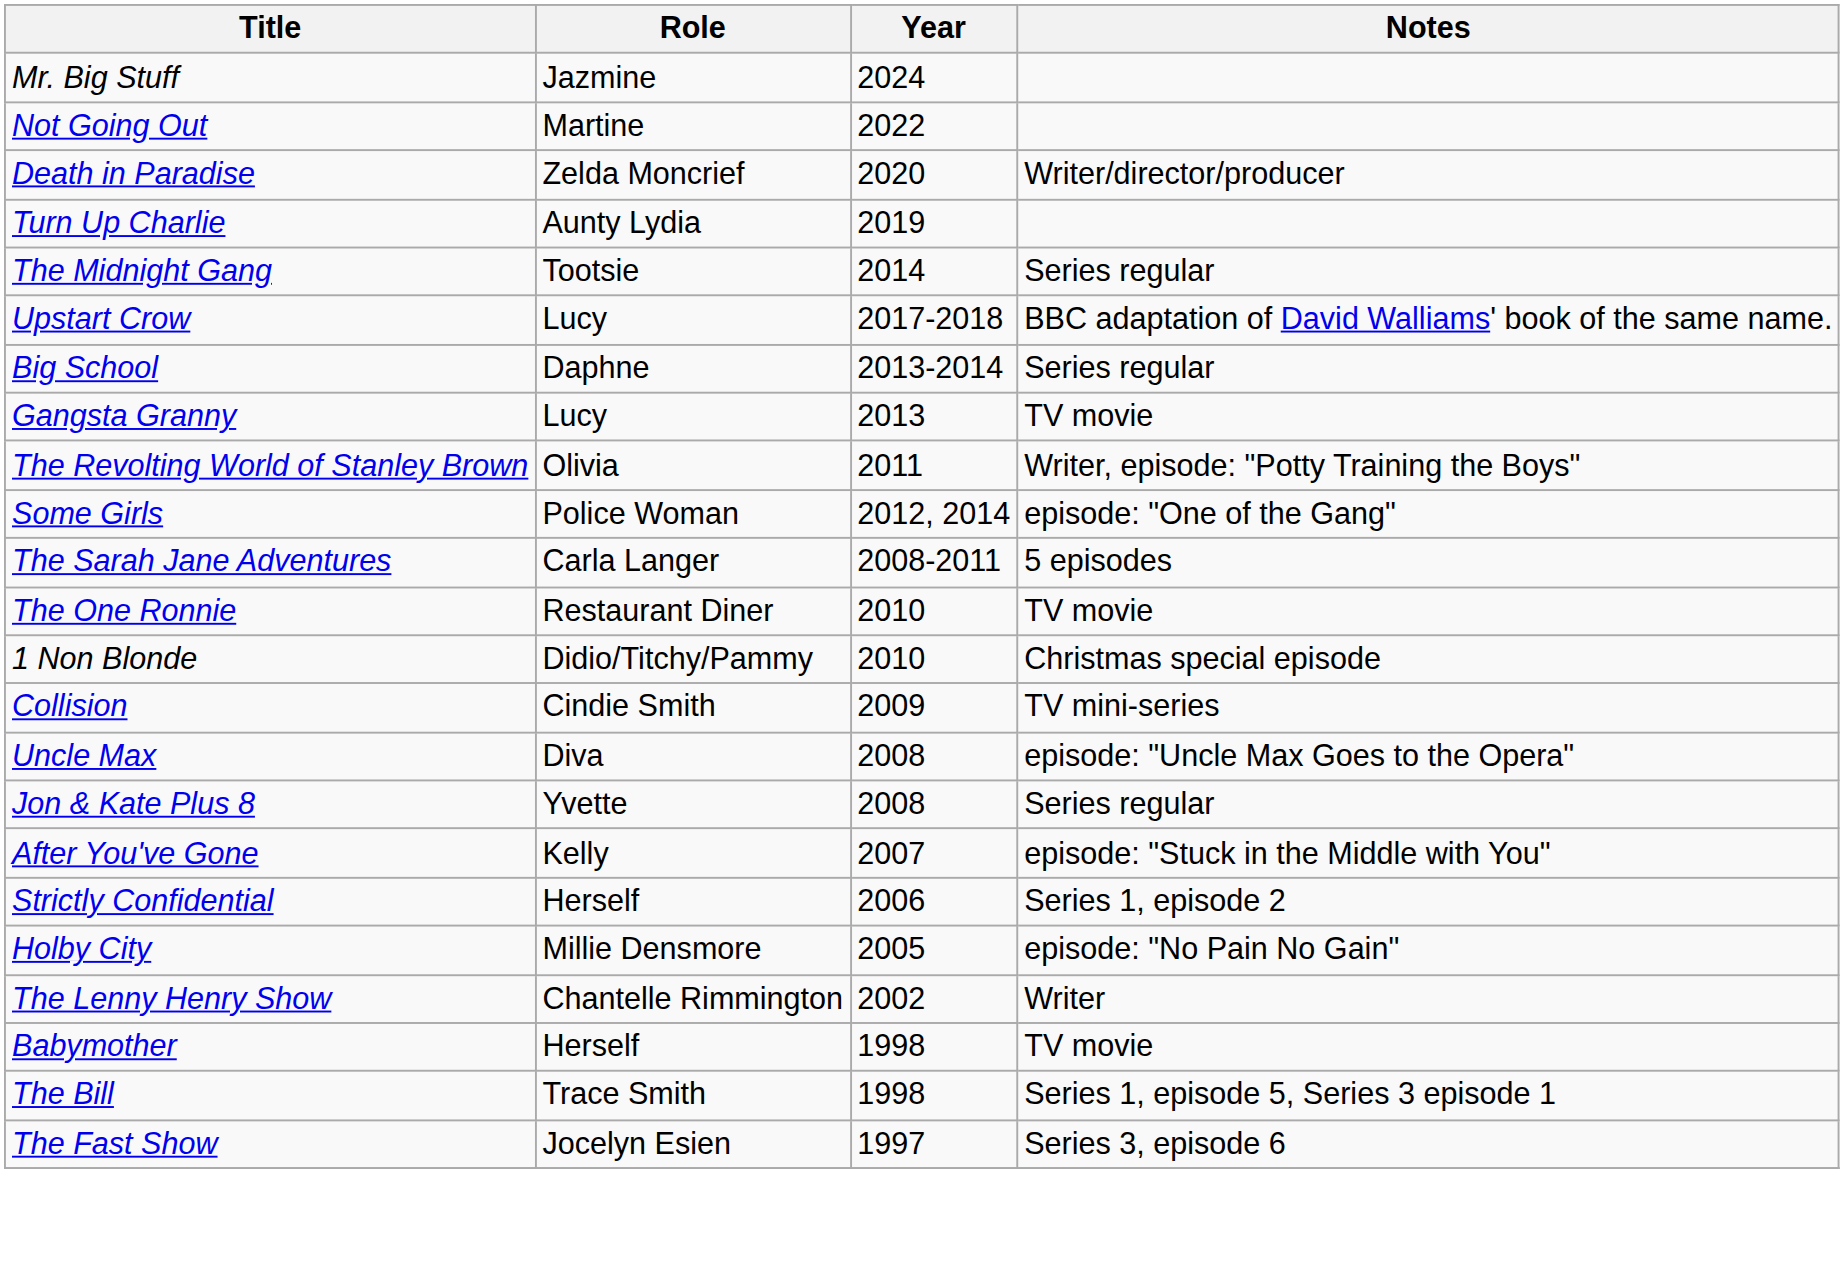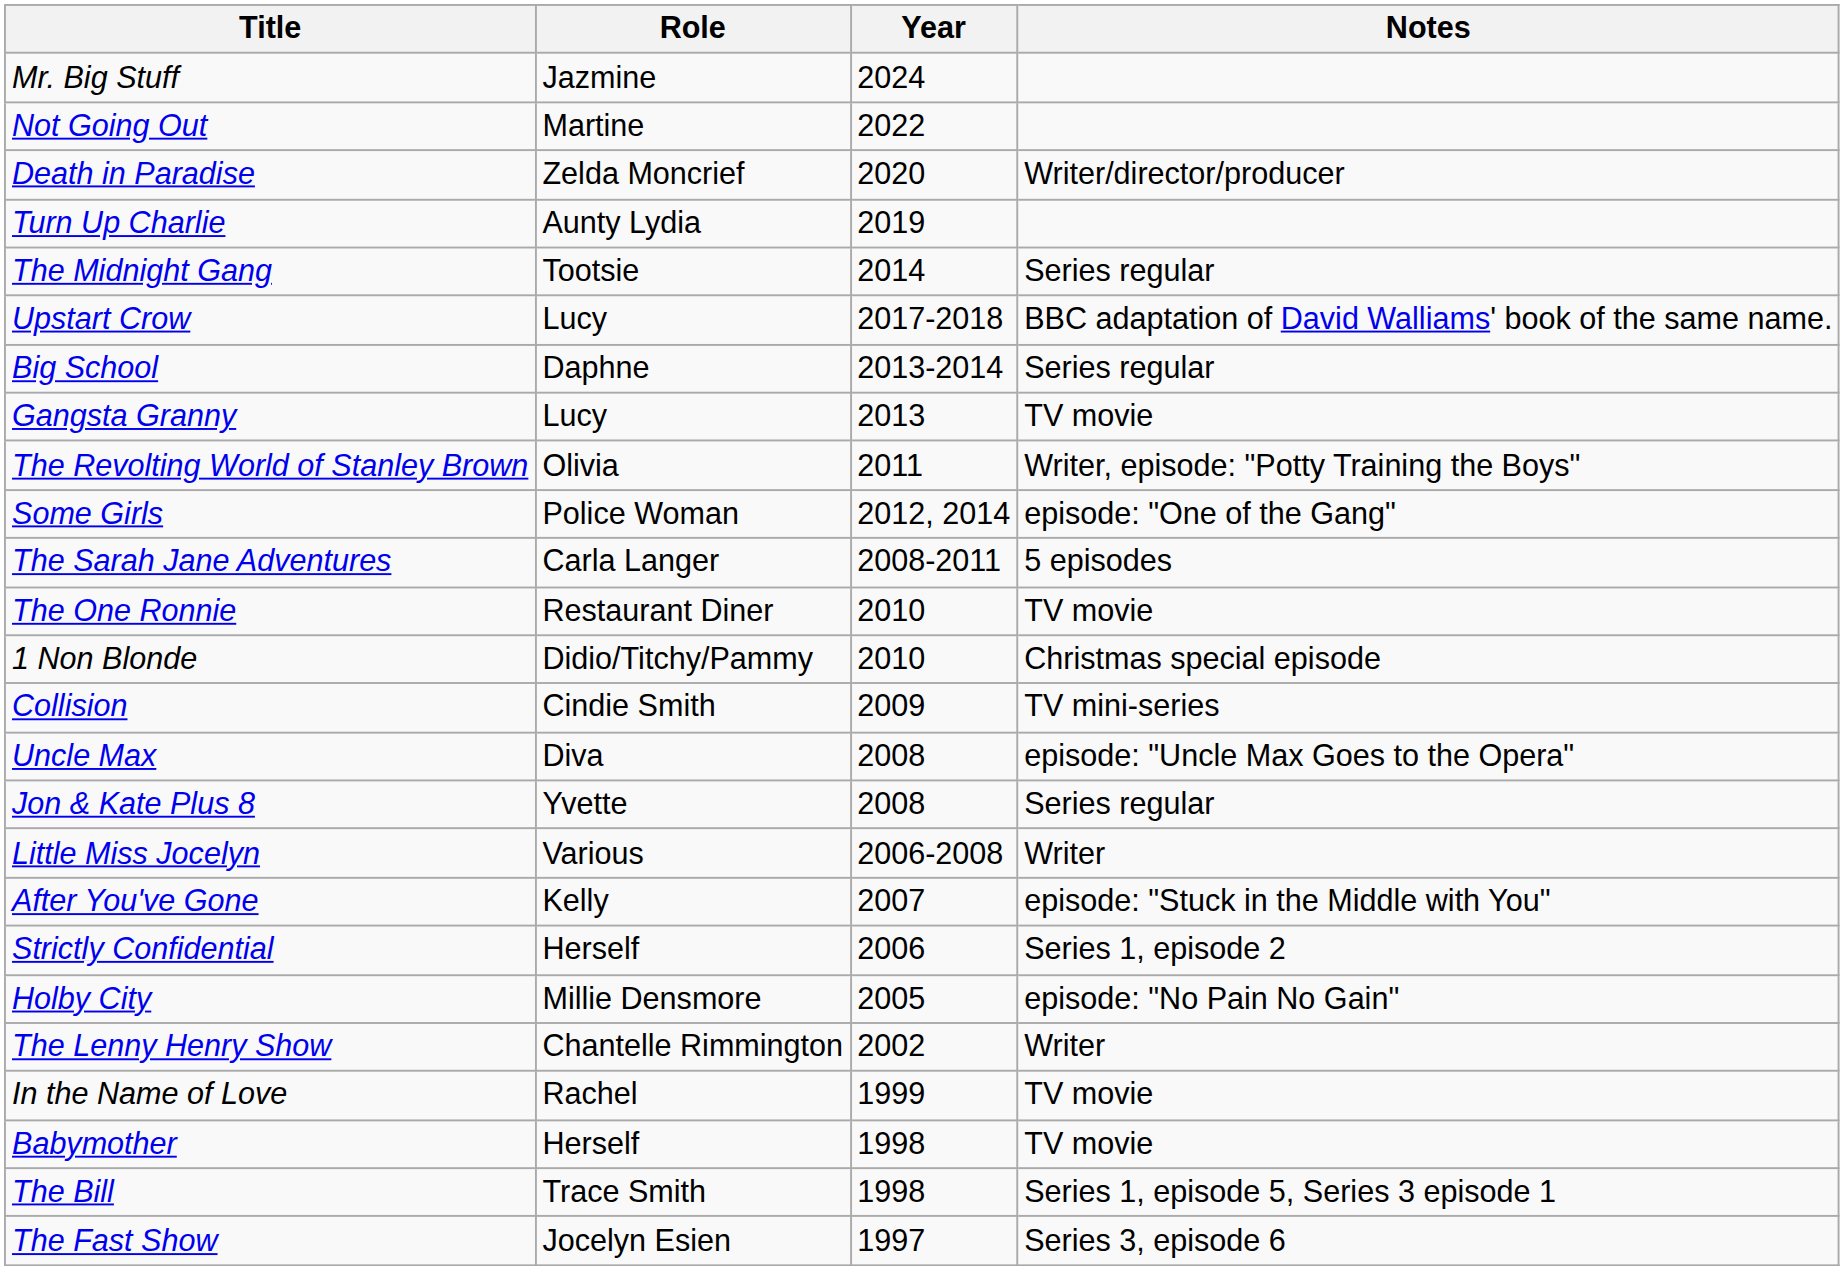+ row: (136, 852)
+ row: (150, 1094)
